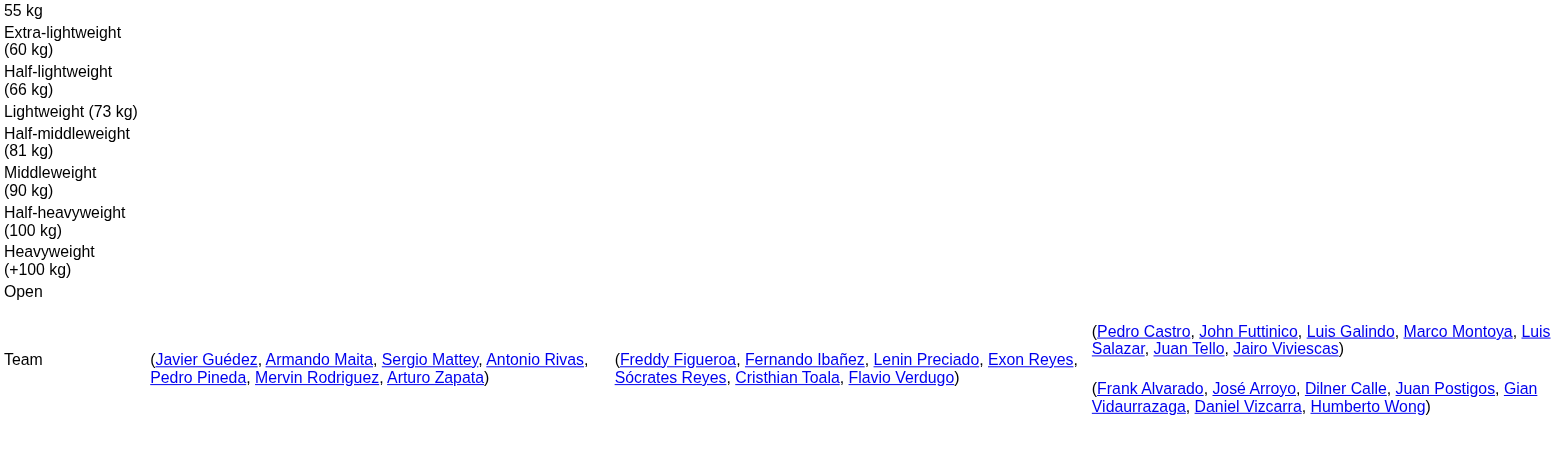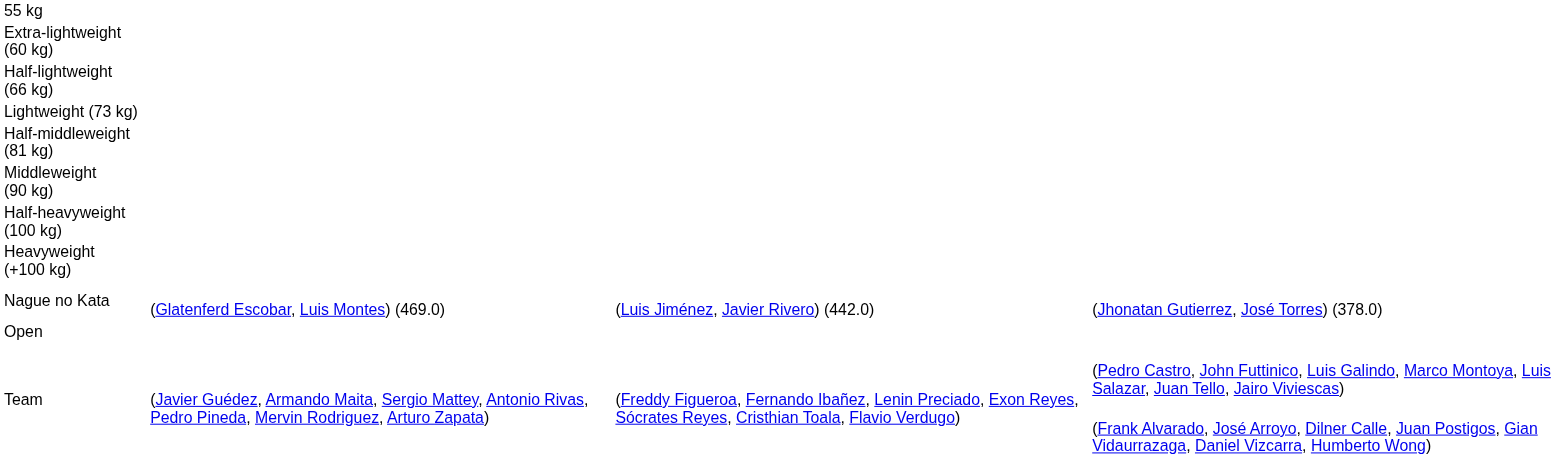+ row: (57, 300)
